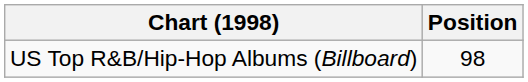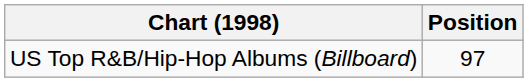(473, 58) 98 -> (473, 58) 97
